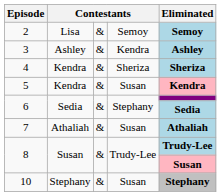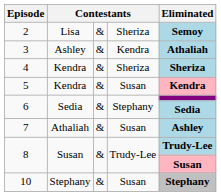(133, 31) Semoy -> (133, 31) Sheriza
(187, 49) Ashley -> (187, 49) Athaliah
(187, 127) Athaliah -> (187, 127) Ashley
